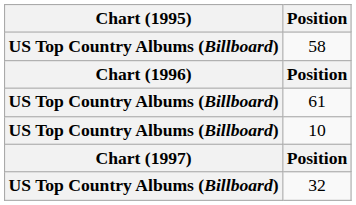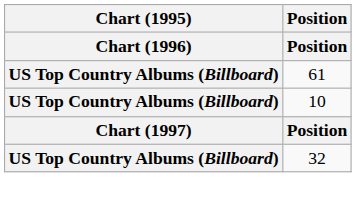- row: (317, 46)
